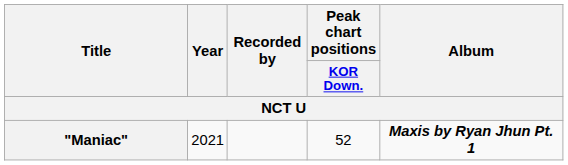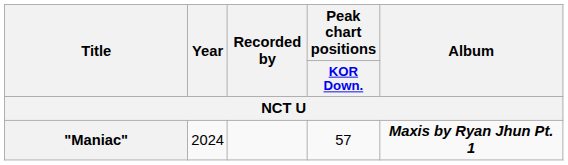(208, 139) 2021 -> (208, 139) 2024
(343, 139) 52 -> (343, 139) 57
